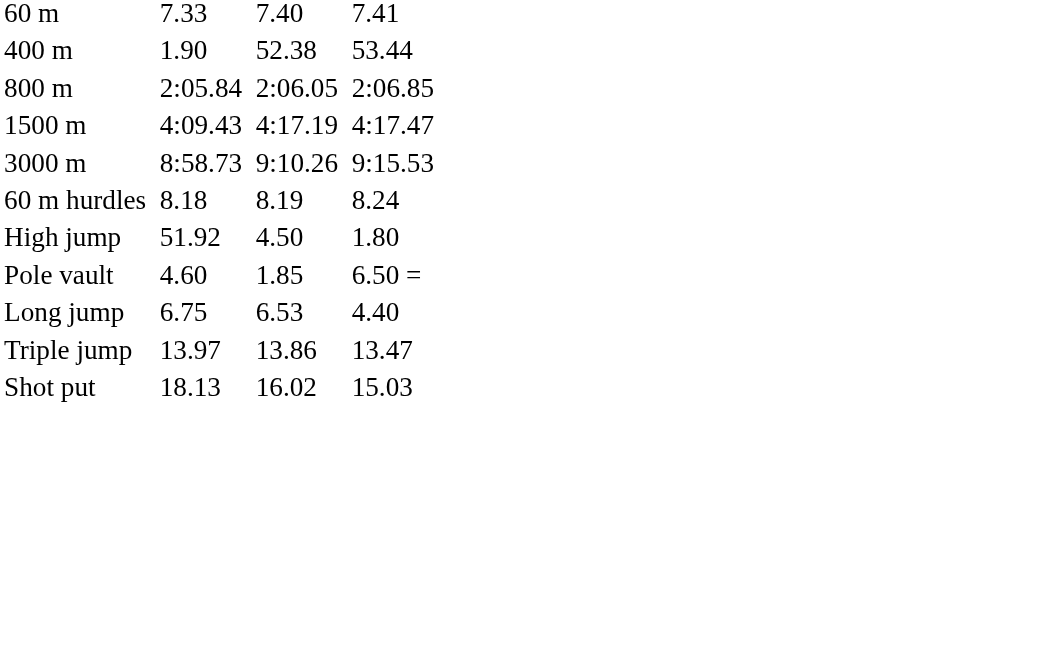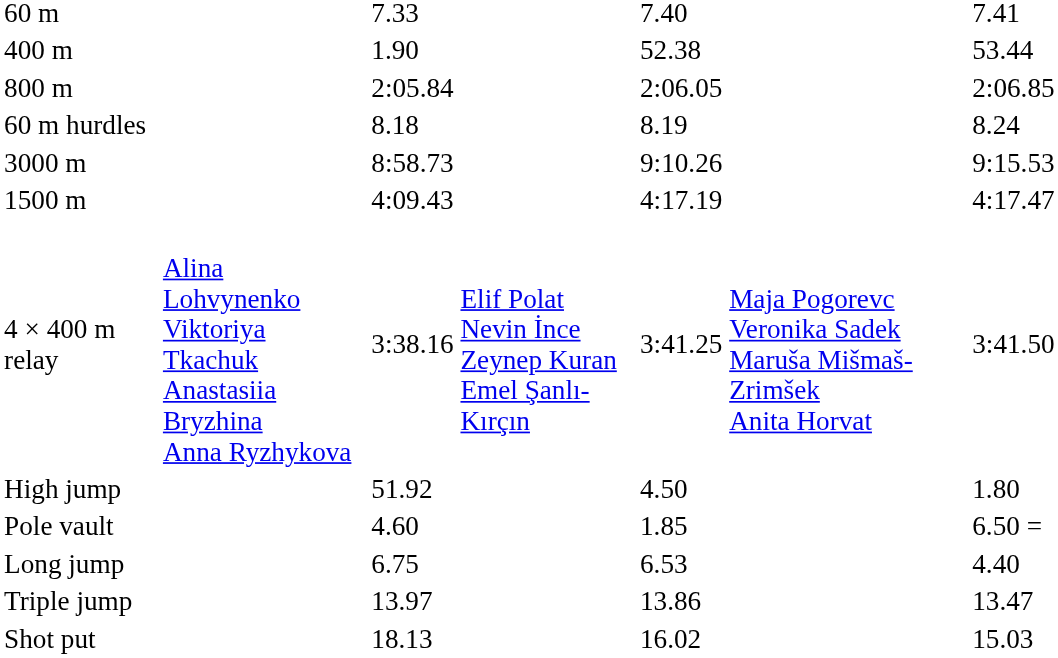rows swapped: (45, 125) <-> (75, 200)
+ row: (60, 344)
